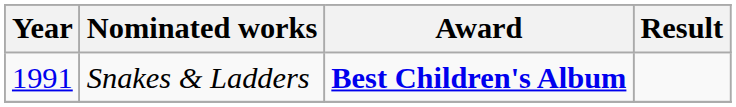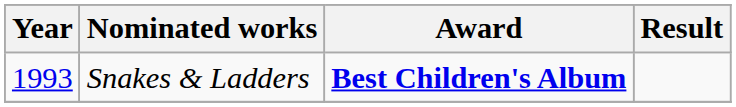(42, 76) 1991 -> (42, 76) 1993
